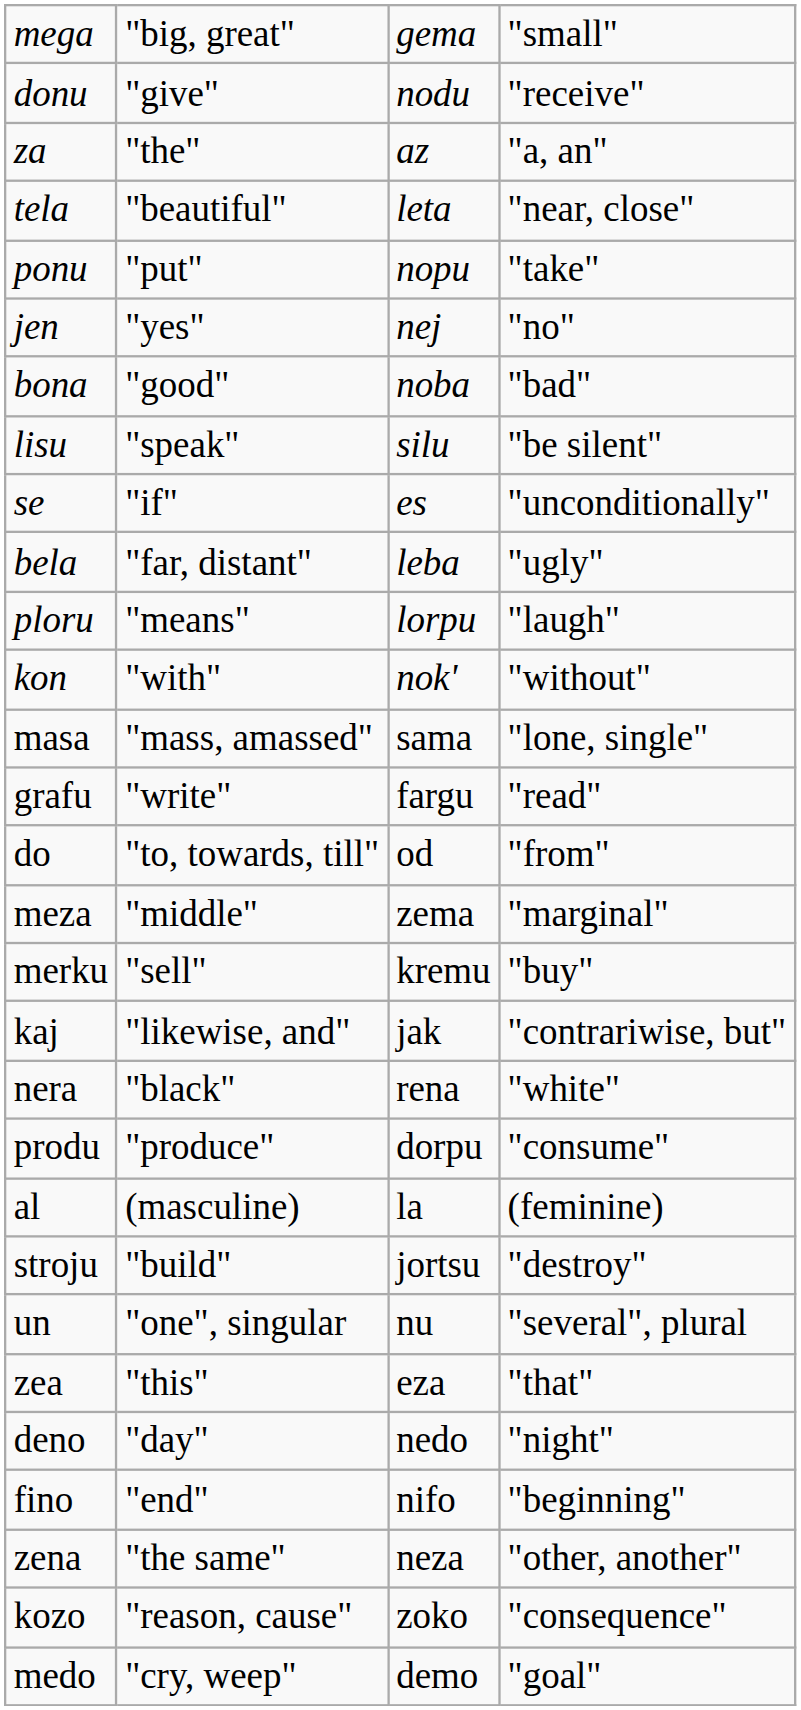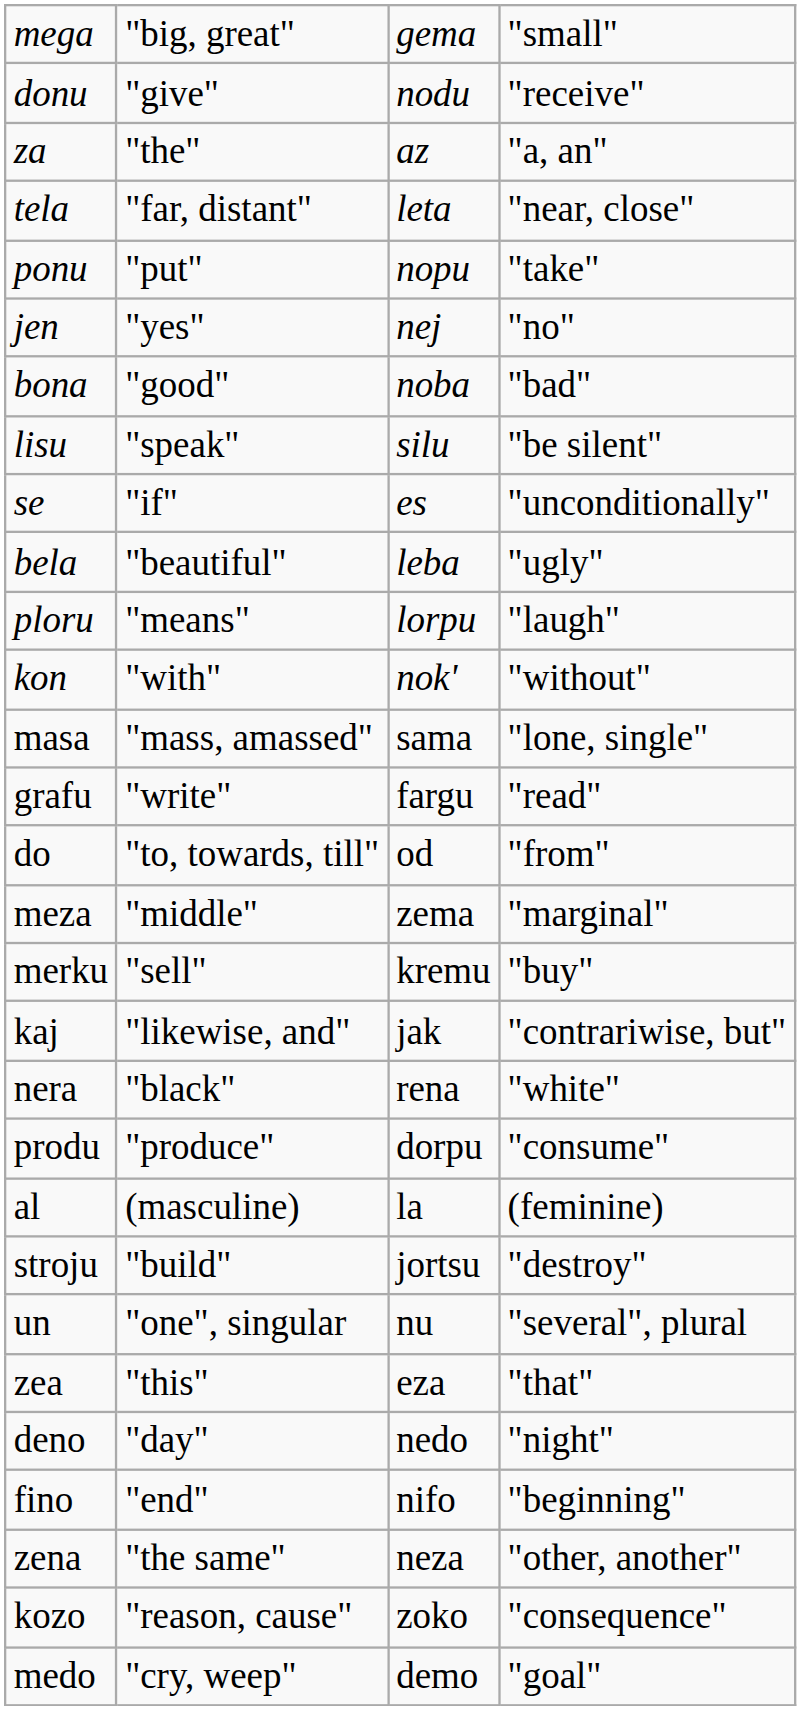(206, 209) "beautiful" -> (219, 209) "far, distant"
(219, 561) "far, distant" -> (206, 561) "beautiful"
